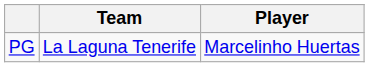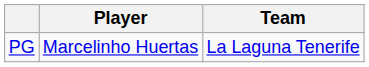columns swapped: (282, 18) <-> (119, 18)
